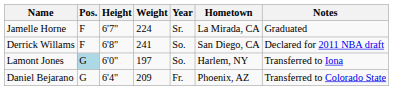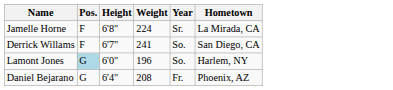- column: (325, 12)
(110, 28) 6'7" -> (110, 28) 6'8"
(110, 45) 6'8" -> (110, 45) 6'7"
(144, 61) 197 -> (144, 61) 196
(144, 77) 209 -> (144, 77) 208
